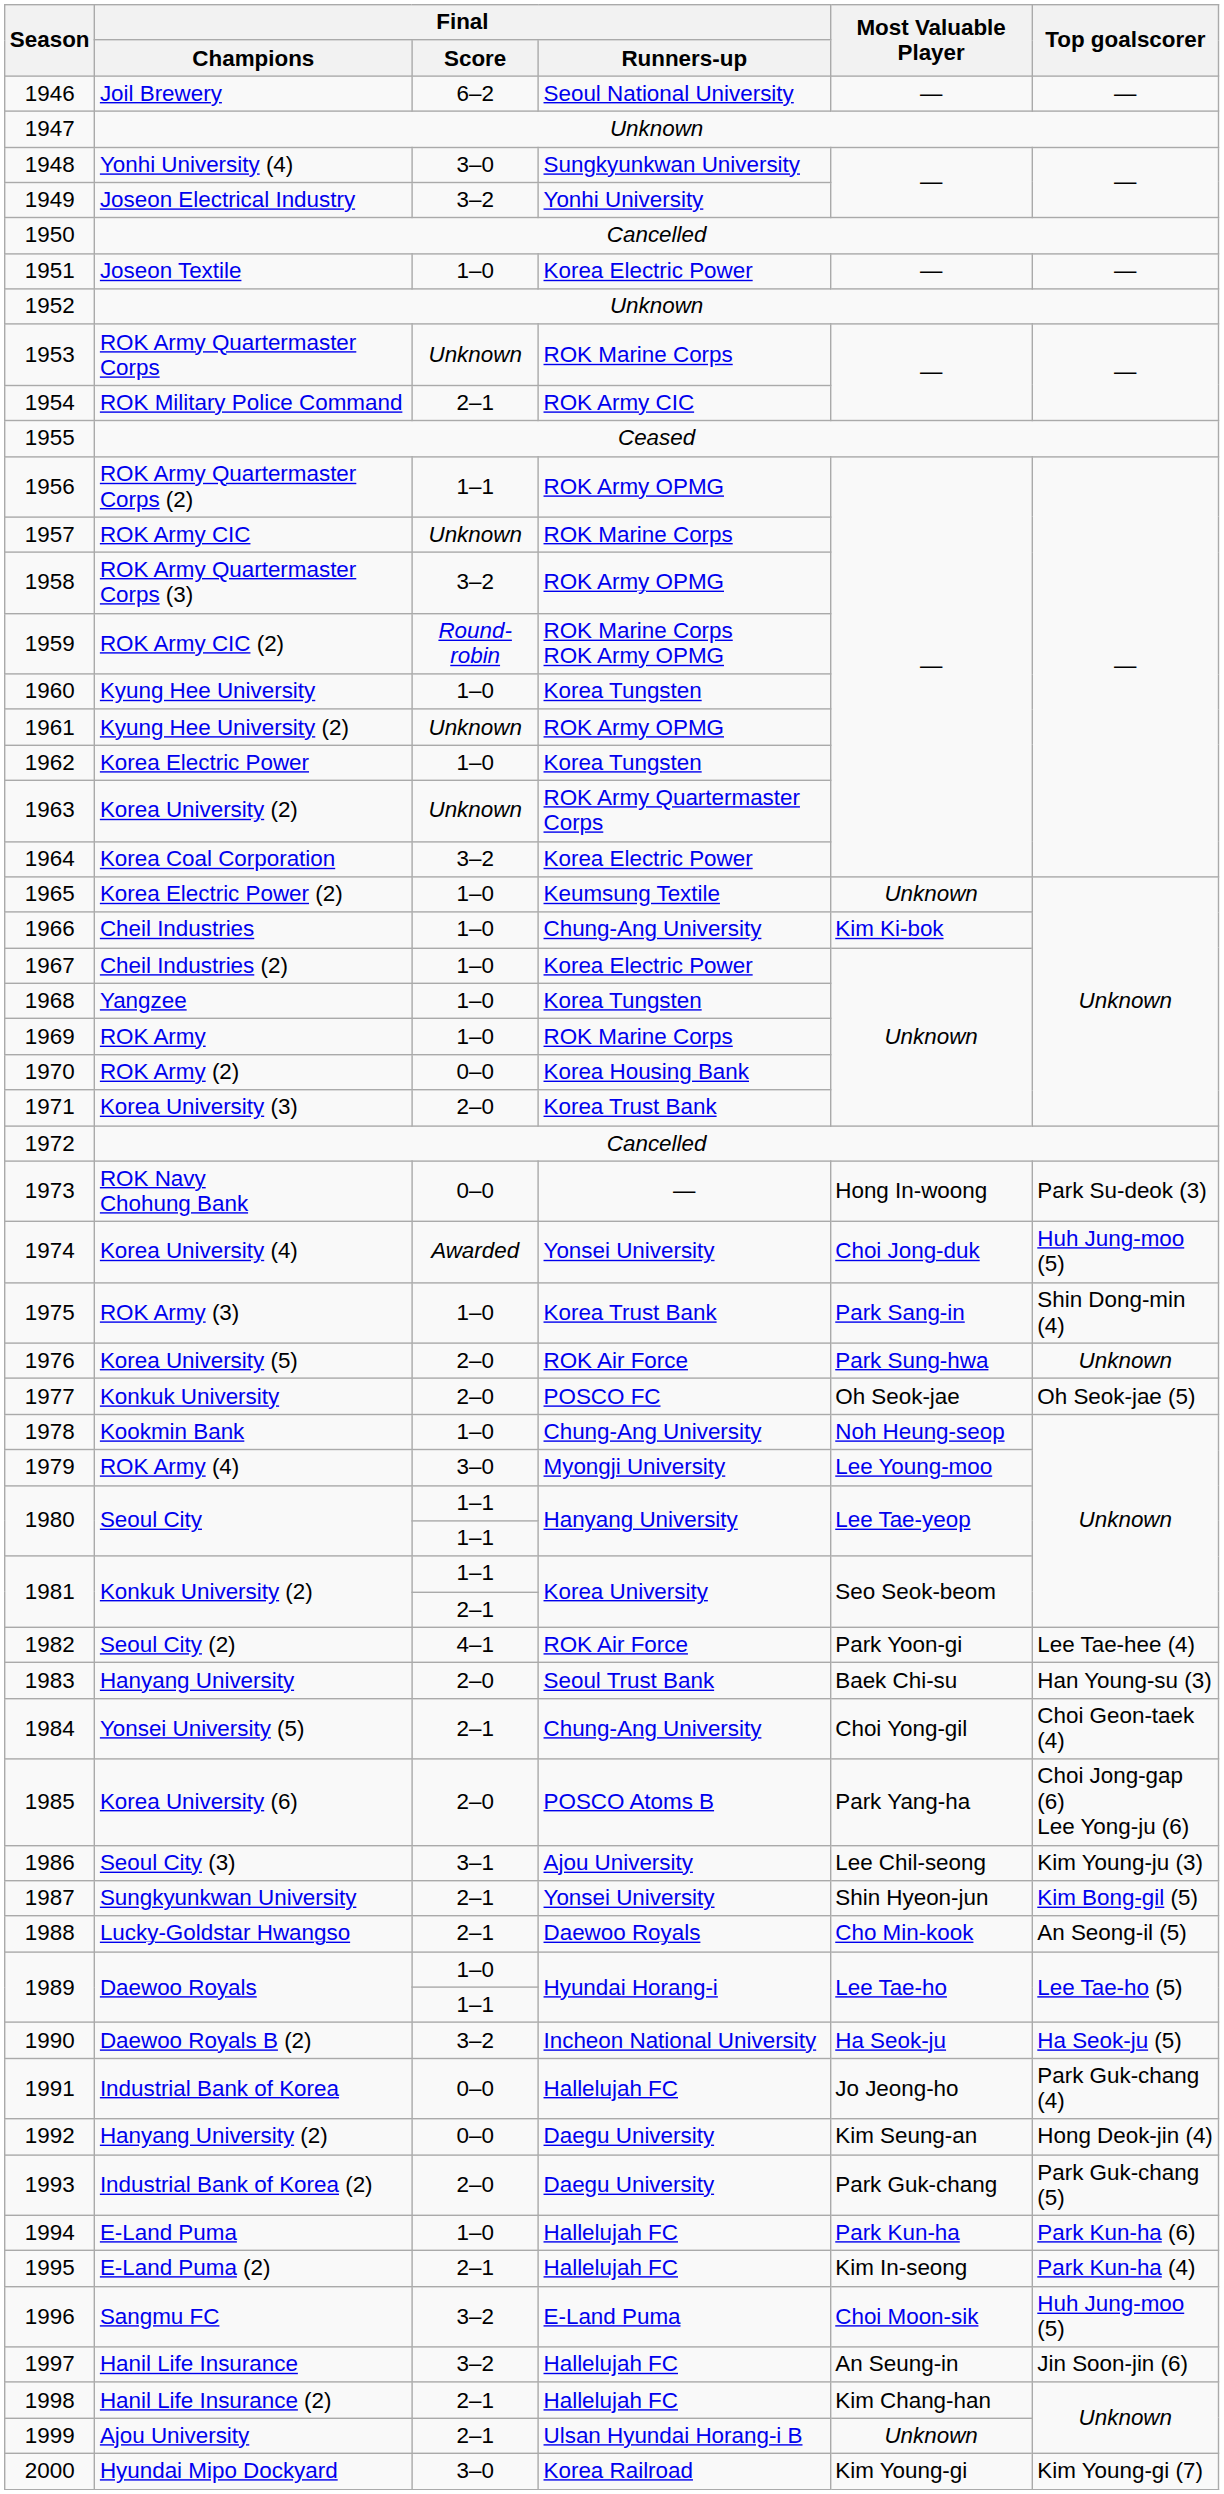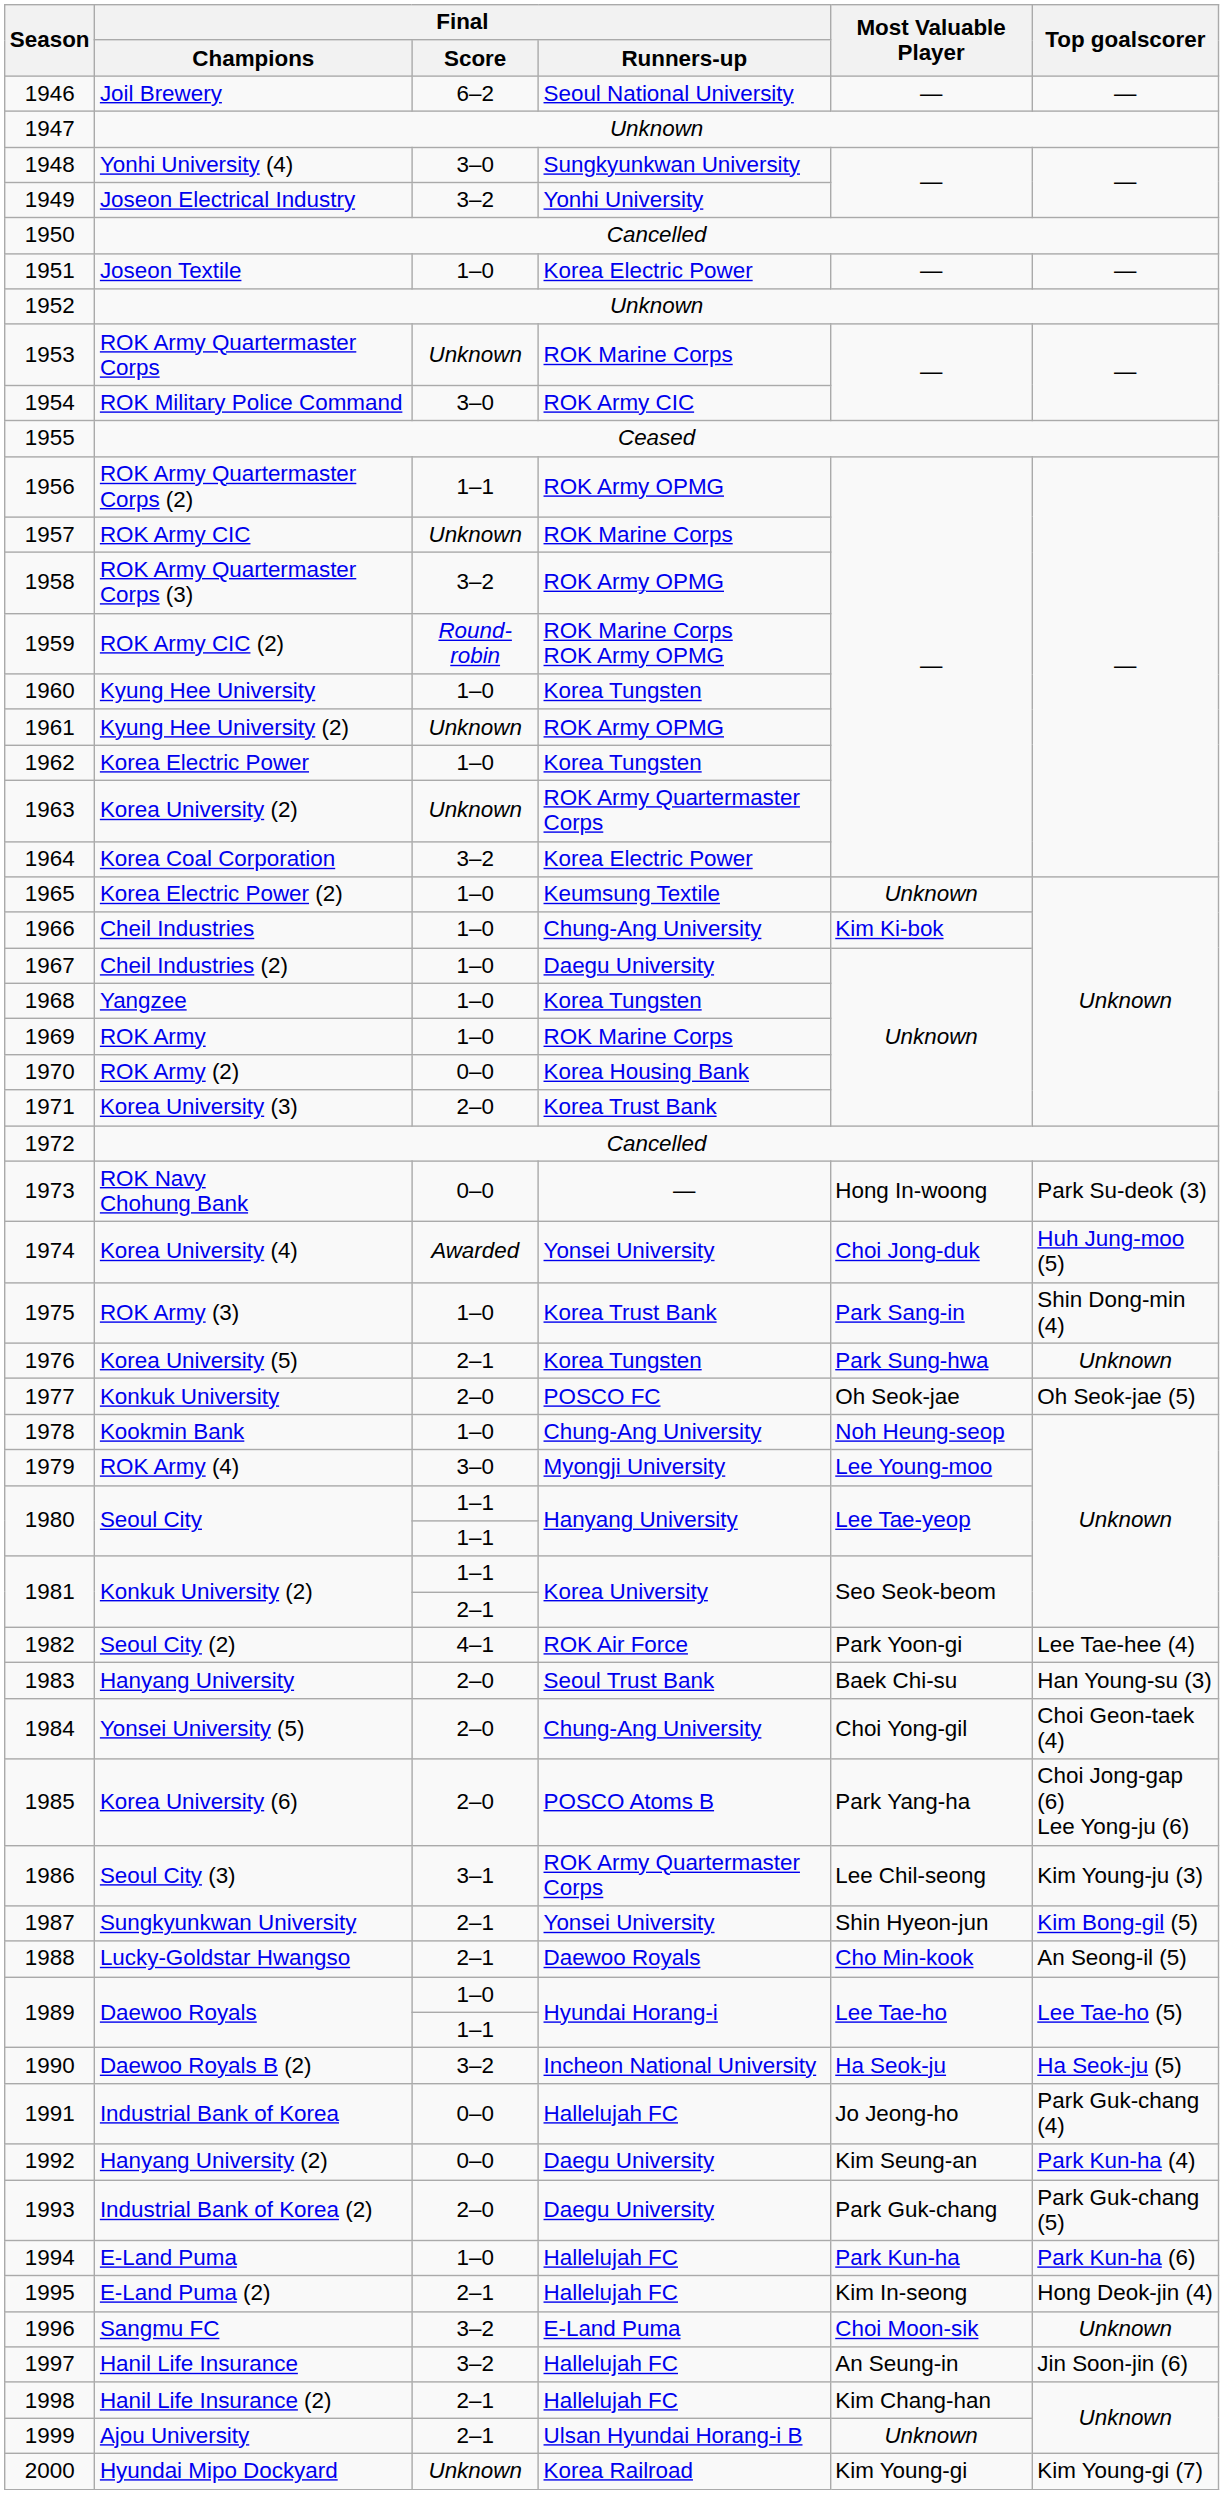(475, 402) 2–1 -> (475, 402) 3–0
(648, 965) Korea Electric Power -> (629, 965) Daegu University
(475, 1360) 2–0 -> (475, 1360) 2–1
(616, 1360) ROK Air Force -> (623, 1360) Korea Tungsten
(475, 1728) 2–1 -> (475, 1728) 2–0
(618, 1862) Ajou University -> (672, 1875) ROK Army Quartermaster Corps
(1125, 2136) Hong Deok-jin (4) -> (1116, 2161) Park Kun-ha (4)
(1116, 2268) Park Kun-ha (4) -> (1125, 2293) Hong Deok-jin (4)
(1111, 2316) Huh Jung-moo (5) -> (1125, 2328) Unknown
(475, 2471) 3–0 -> (475, 2471) Unknown
